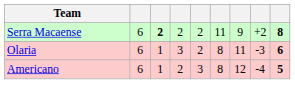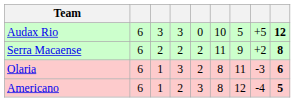+ row: (33, 32)
(160, 32) bold -> (160, 50) normal
